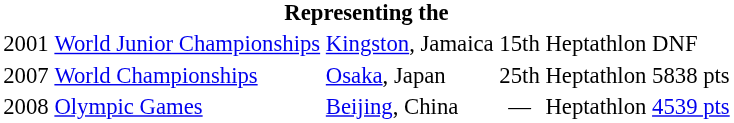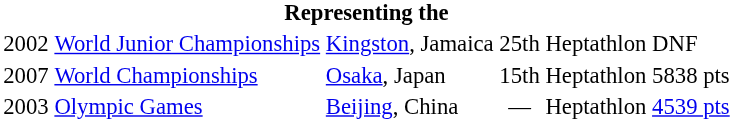(26, 44) 2001 -> (26, 44) 2002
(520, 44) 15th -> (520, 44) 25th
(520, 75) 25th -> (520, 75) 15th
(26, 106) 2008 -> (26, 106) 2003
